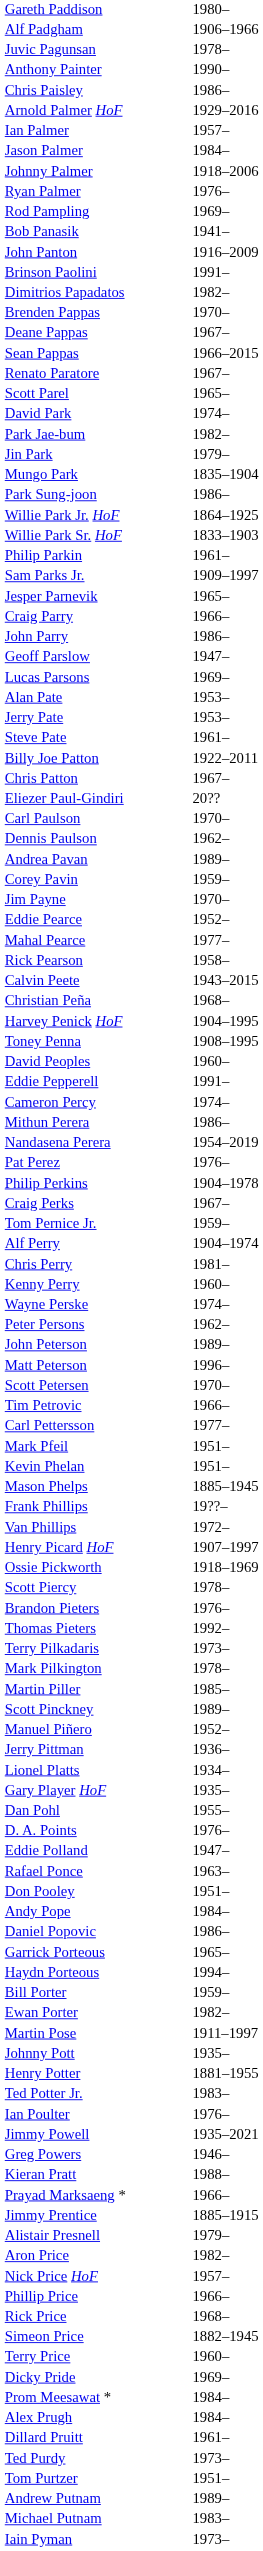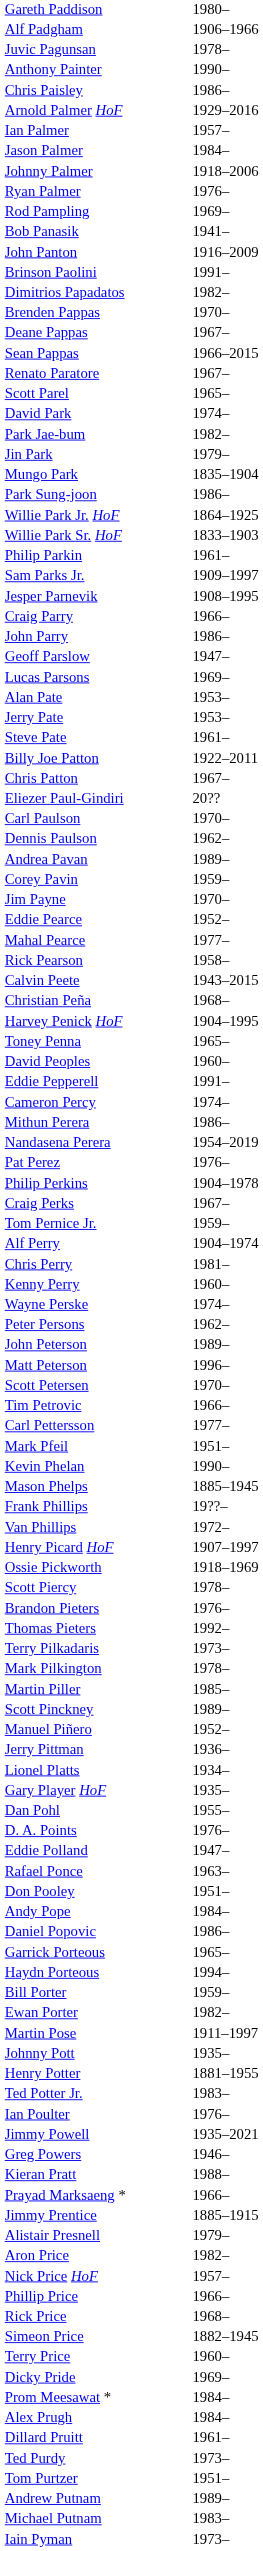(211, 596) 1965– -> (226, 596) 1908–1995
(226, 1041) 1908–1995 -> (211, 1041) 1965–
(211, 1466) 1951– -> (211, 1466) 1990–
